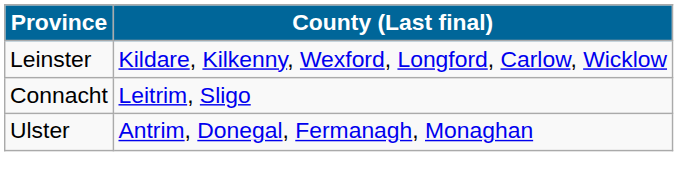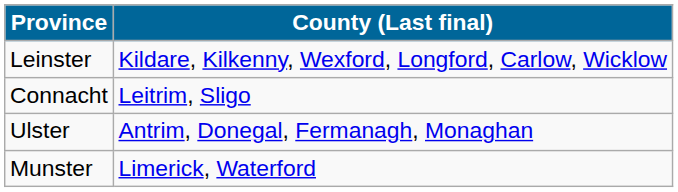+ row: (51, 167)
